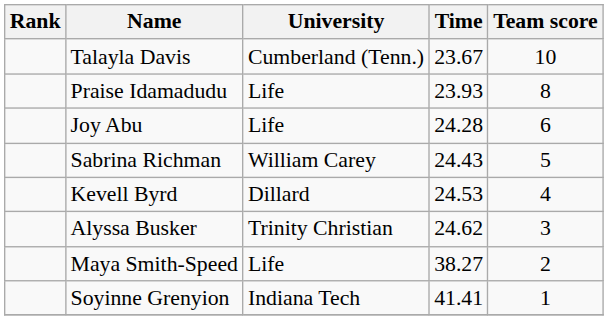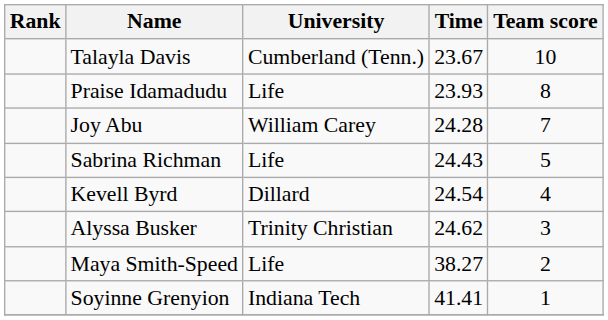(266, 125) Life -> (312, 125) William Carey
(545, 125) 6 -> (545, 125) 7
(312, 159) William Carey -> (266, 159) Life
(459, 194) 24.53 -> (459, 194) 24.54
